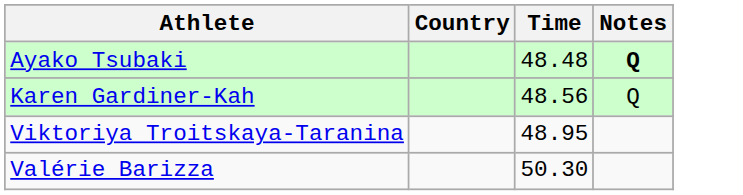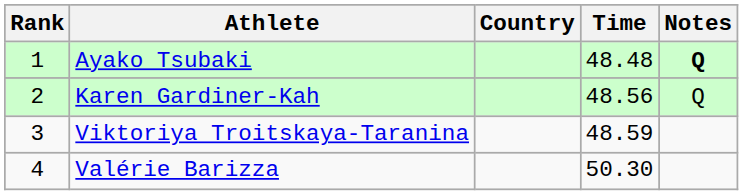+ column: (37, 23)
(554, 134) 48.95 -> (620, 134) 48.59
